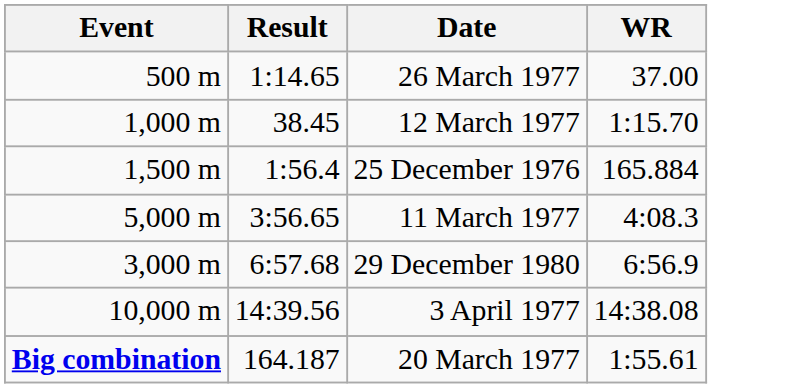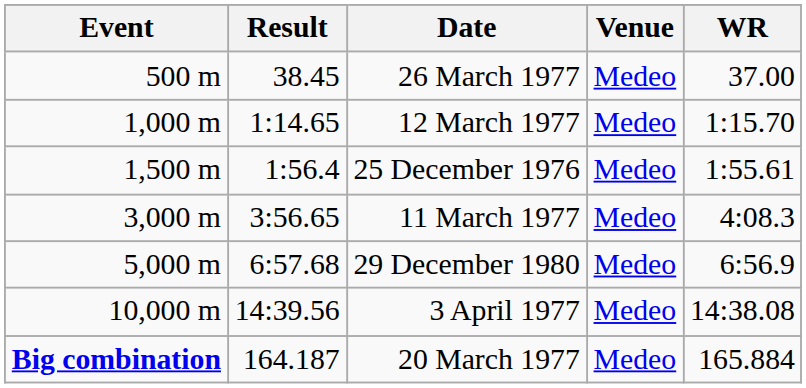+ column: (635, 28)
(295, 75) 1:14.65 -> (306, 75) 38.45
(306, 122) 38.45 -> (295, 122) 1:14.65
(650, 169) 165.884 -> (750, 169) 1:55.61
(172, 216) 5,000 m -> (172, 216) 3,000 m
(172, 264) 3,000 m -> (172, 264) 5,000 m
(654, 358) 1:55.61 -> (747, 358) 165.884
